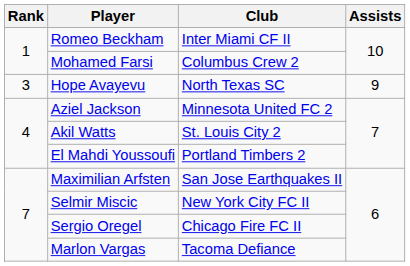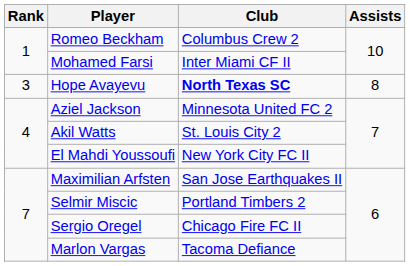(236, 39) Inter Miami CF II -> (240, 39) Columbus Crew 2
(240, 62) Columbus Crew 2 -> (236, 62) Inter Miami CF II
(233, 86) normal -> (236, 86) bold
(375, 86) 9 -> (375, 86) 8
(244, 156) Portland Timbers 2 -> (246, 156) New York City FC II
(246, 202) New York City FC II -> (244, 202) Portland Timbers 2
